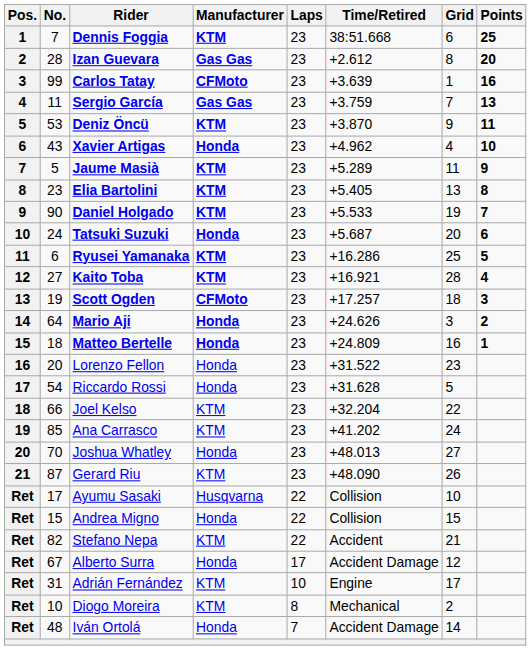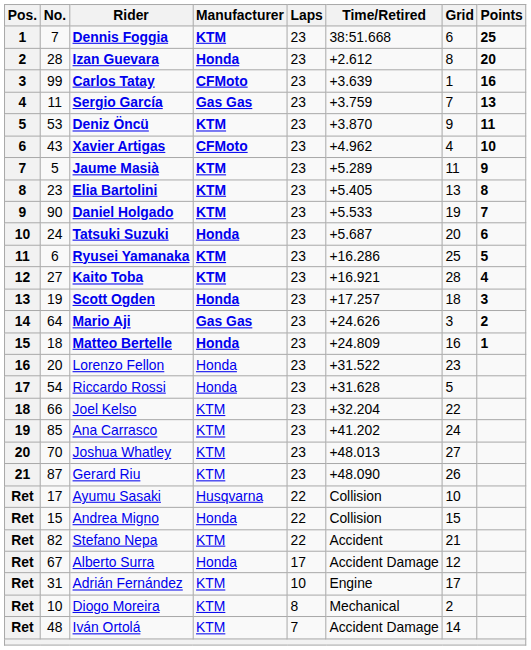(224, 59) Gas Gas -> (218, 59) Honda
(218, 146) Honda -> (222, 146) CFMoto
(222, 299) CFMoto -> (218, 299) Honda
(218, 321) Honda -> (224, 321) Gas Gas
(216, 452) Honda -> (211, 452) KTM
(216, 627) Honda -> (211, 627) KTM
